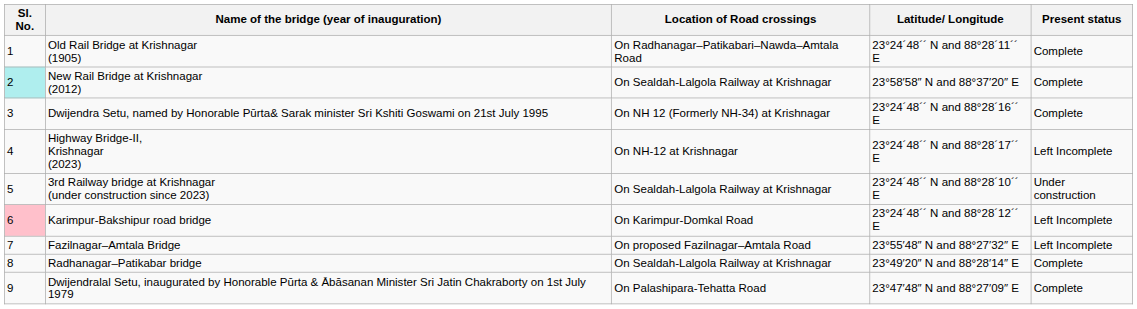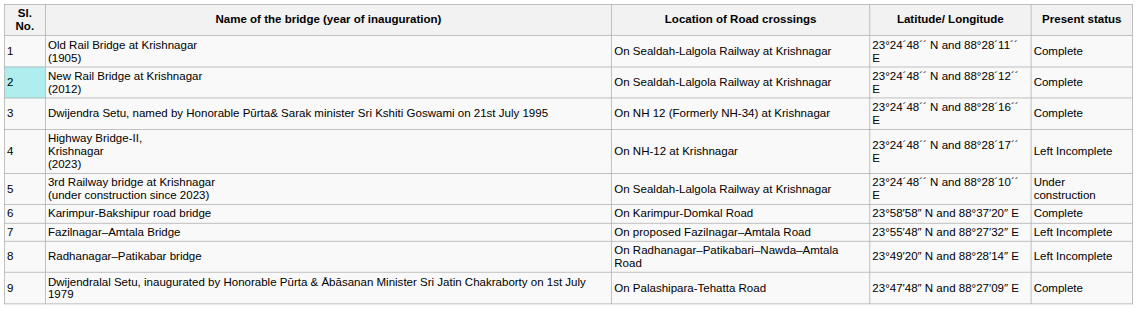(726, 51) On Radhanagar–Patikabari–Nawda–Amtala Road -> (723, 51) On Sealdah-Lalgola Railway at Krishnagar
(946, 82) 23°58′58″ N and 88°37′20″ E -> (945, 82) 23°24´48´´ N and 88°28´12´´ E
(10, 220) pink background -> (10, 213) no background
(945, 220) 23°24´48´´ N and 88°28´12´´ E -> (946, 213) 23°58′58″ N and 88°37′20″ E
(1073, 220) Left Incomplete -> (1058, 213) Complete
(723, 263) On Sealdah-Lalgola Railway at Krishnagar -> (726, 256) On Radhanagar–Patikabari–Nawda–Amtala Road
(1058, 263) Complete -> (1073, 256) Left Incomplete
